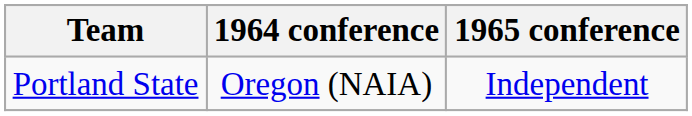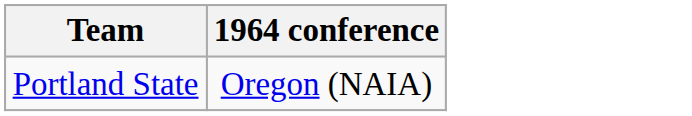- column: (567, 30)
